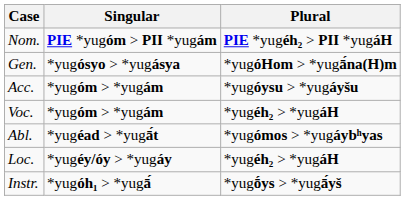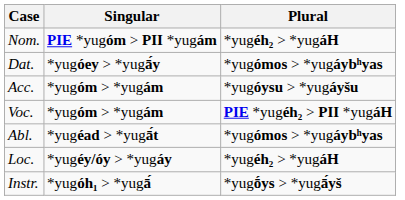(308, 40) PIE *yugéh₂ > PII *yugáH -> (281, 40) *yugéh₂ > *yugáH
- row: (22, 64)
+ row: (21, 64)
(281, 111) *yugéh₂ > *yugáH -> (308, 111) PIE *yugéh₂ > PII *yugáH
